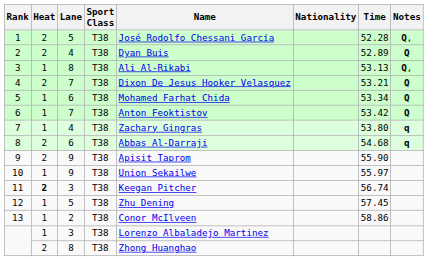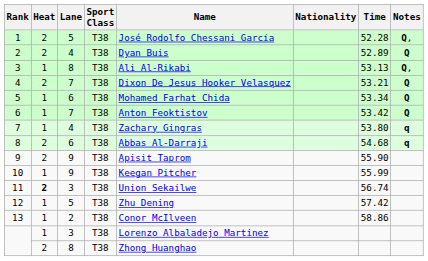(158, 173) Union Sekailwe -> (158, 173) Keegan Pitcher
(375, 173) 55.97 -> (375, 173) 55.99
(158, 188) Keegan Pitcher -> (158, 188) Union Sekailwe
(375, 203) 57.45 -> (375, 203) 57.42
